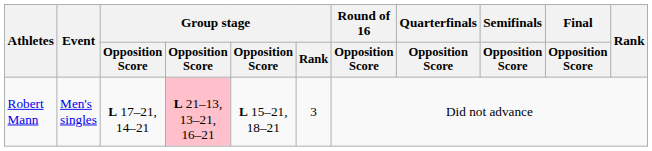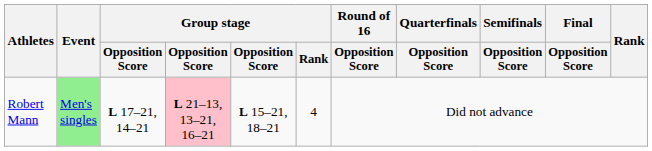(78, 112) no background -> (78, 112) lightgreen background
(314, 112) 3 -> (314, 112) 4
